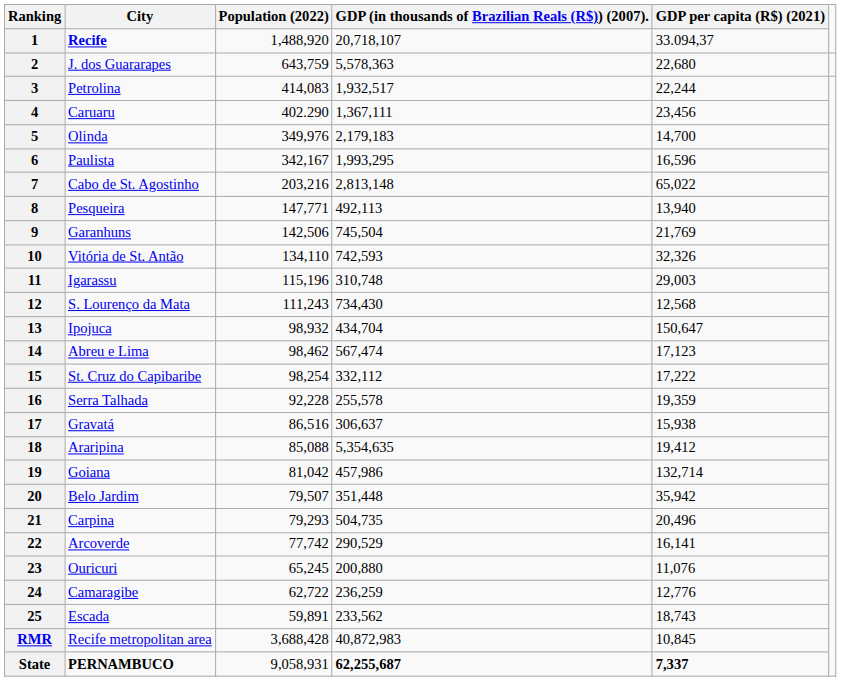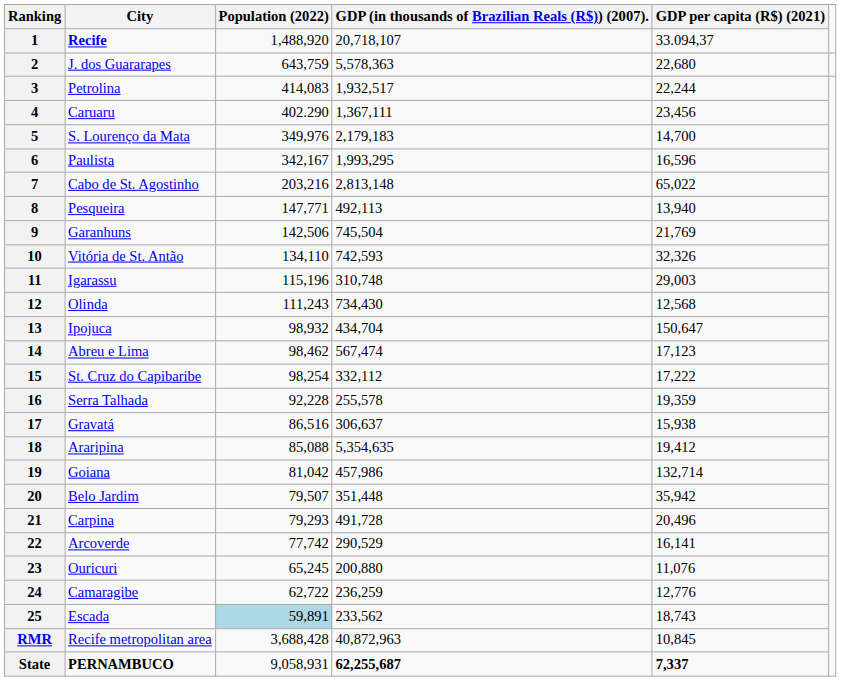(88, 136) Olinda -> (129, 136) S. Lourenço da Mata
(129, 304) S. Lourenço da Mata -> (88, 304) Olinda
(359, 520) 504,735 -> (359, 520) 491,728
(309, 616) no background -> (309, 616) lightblue background
(368, 640) 40,872,983 -> (368, 640) 40,872,963
